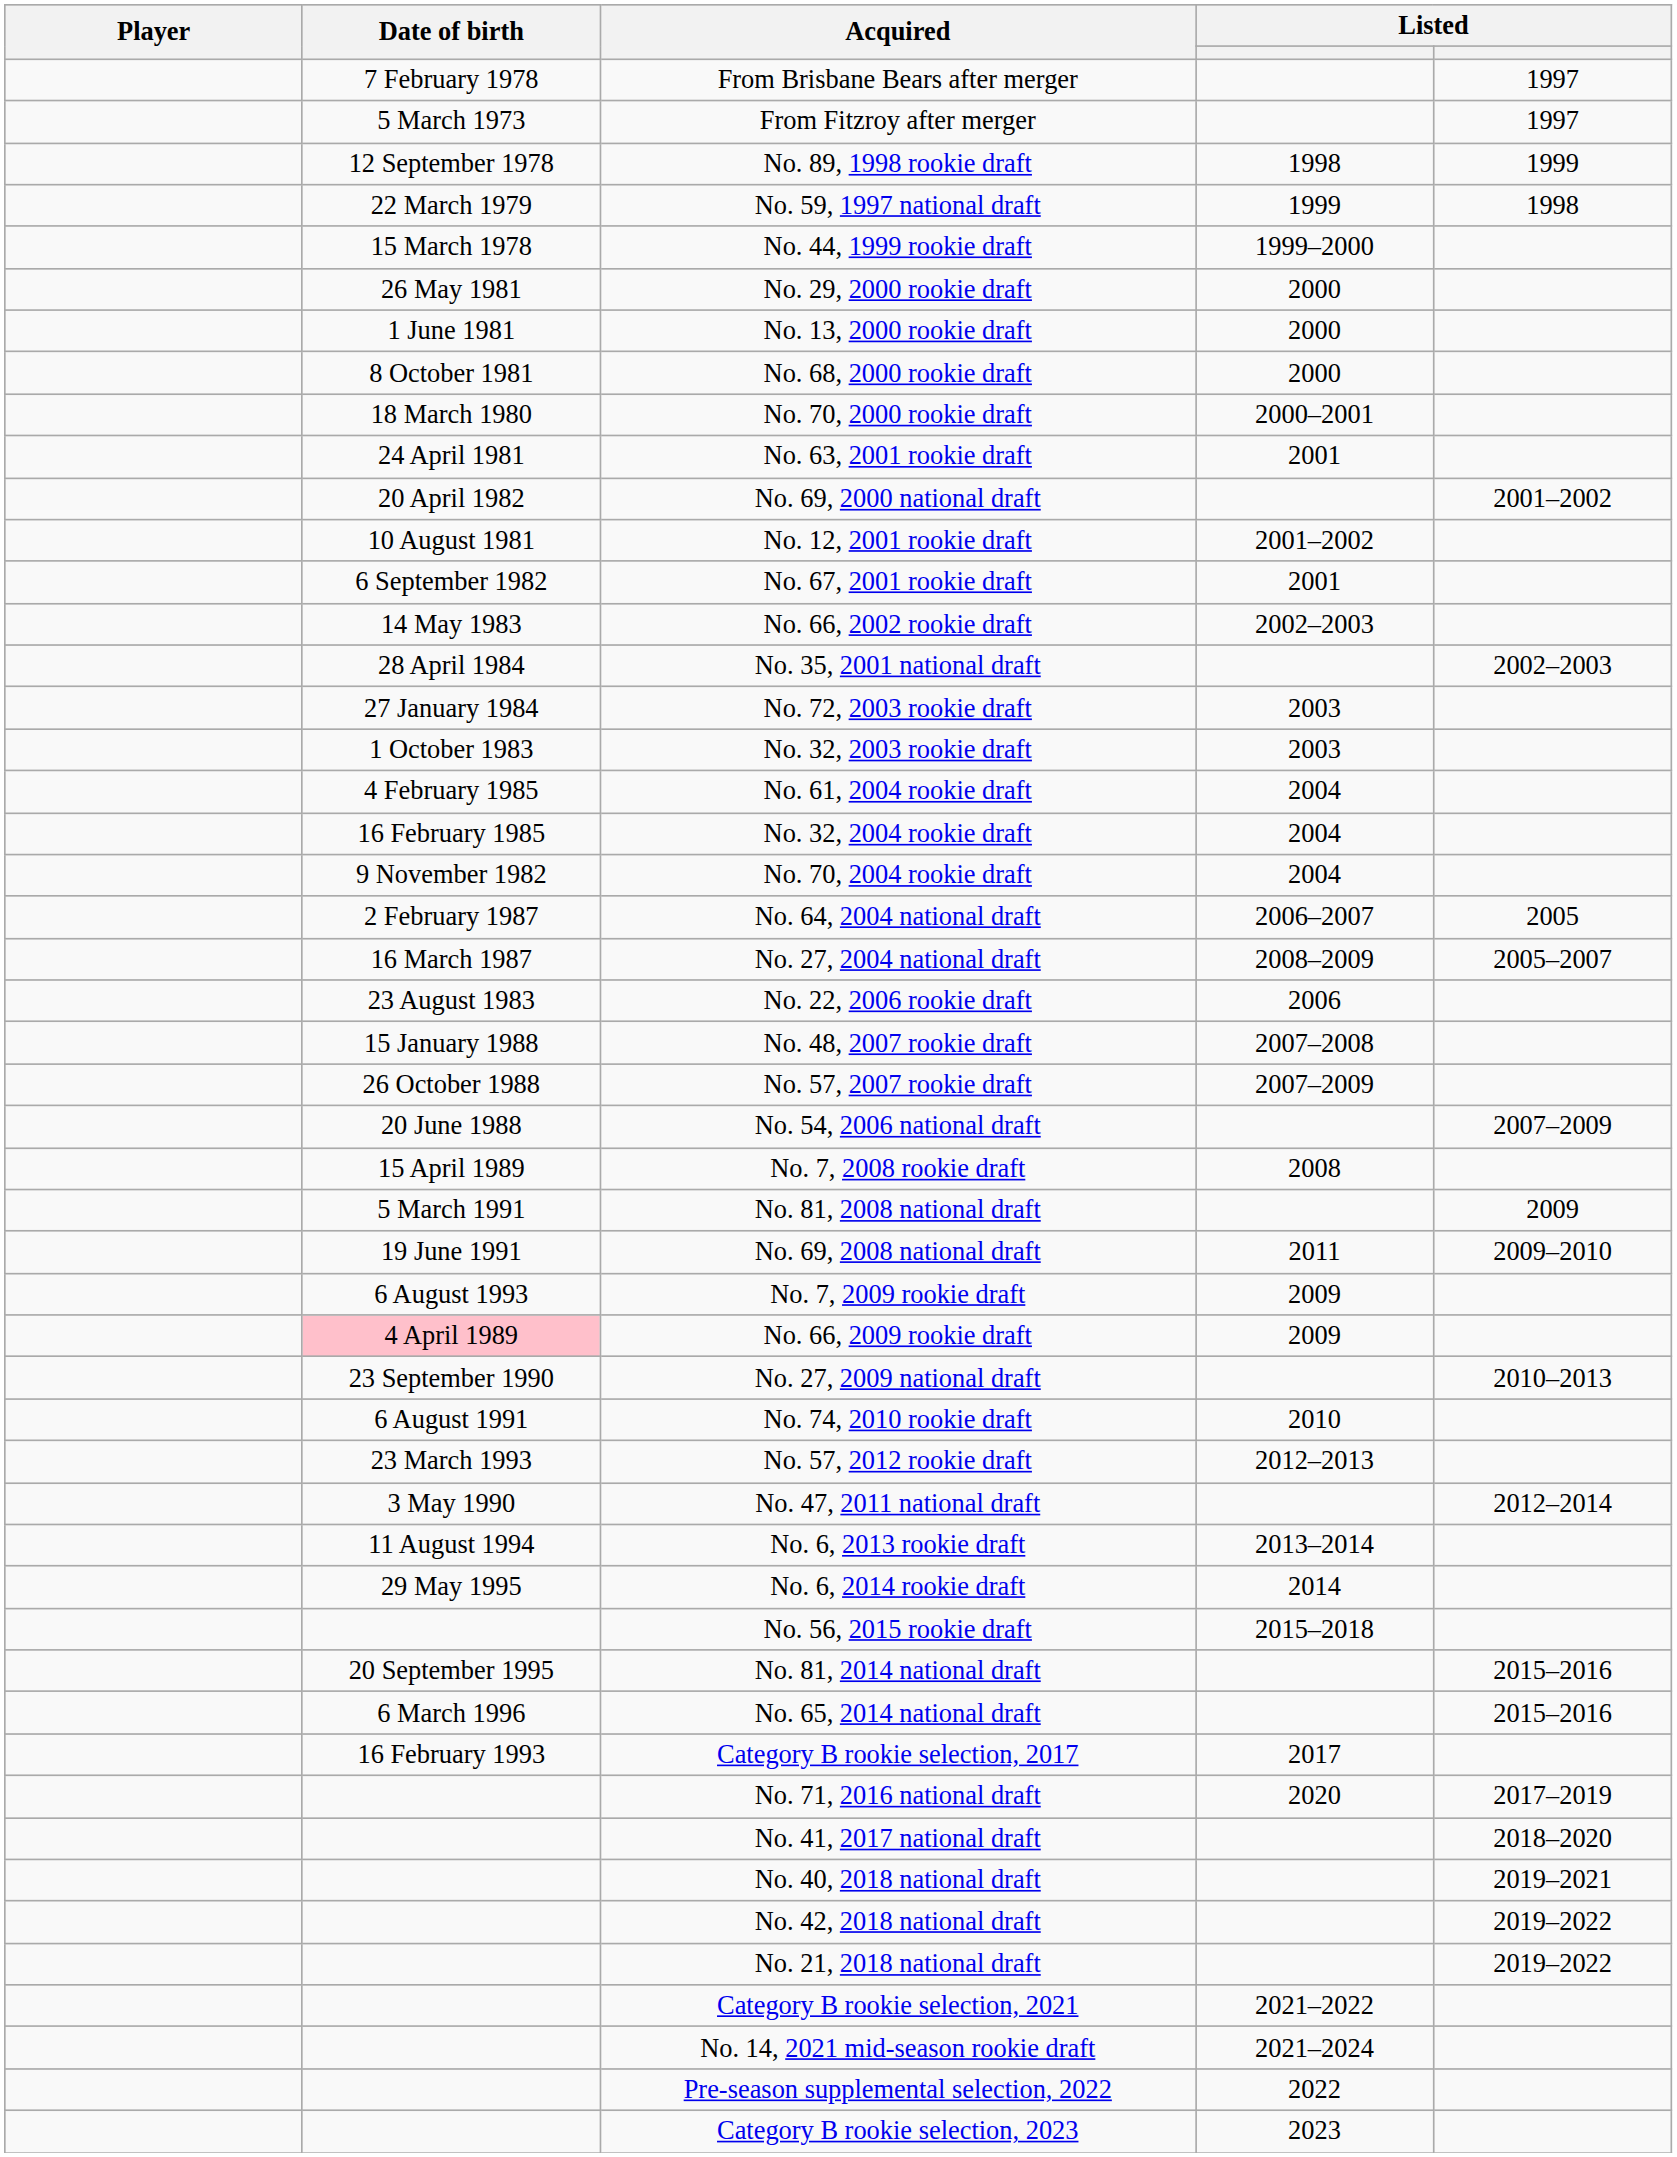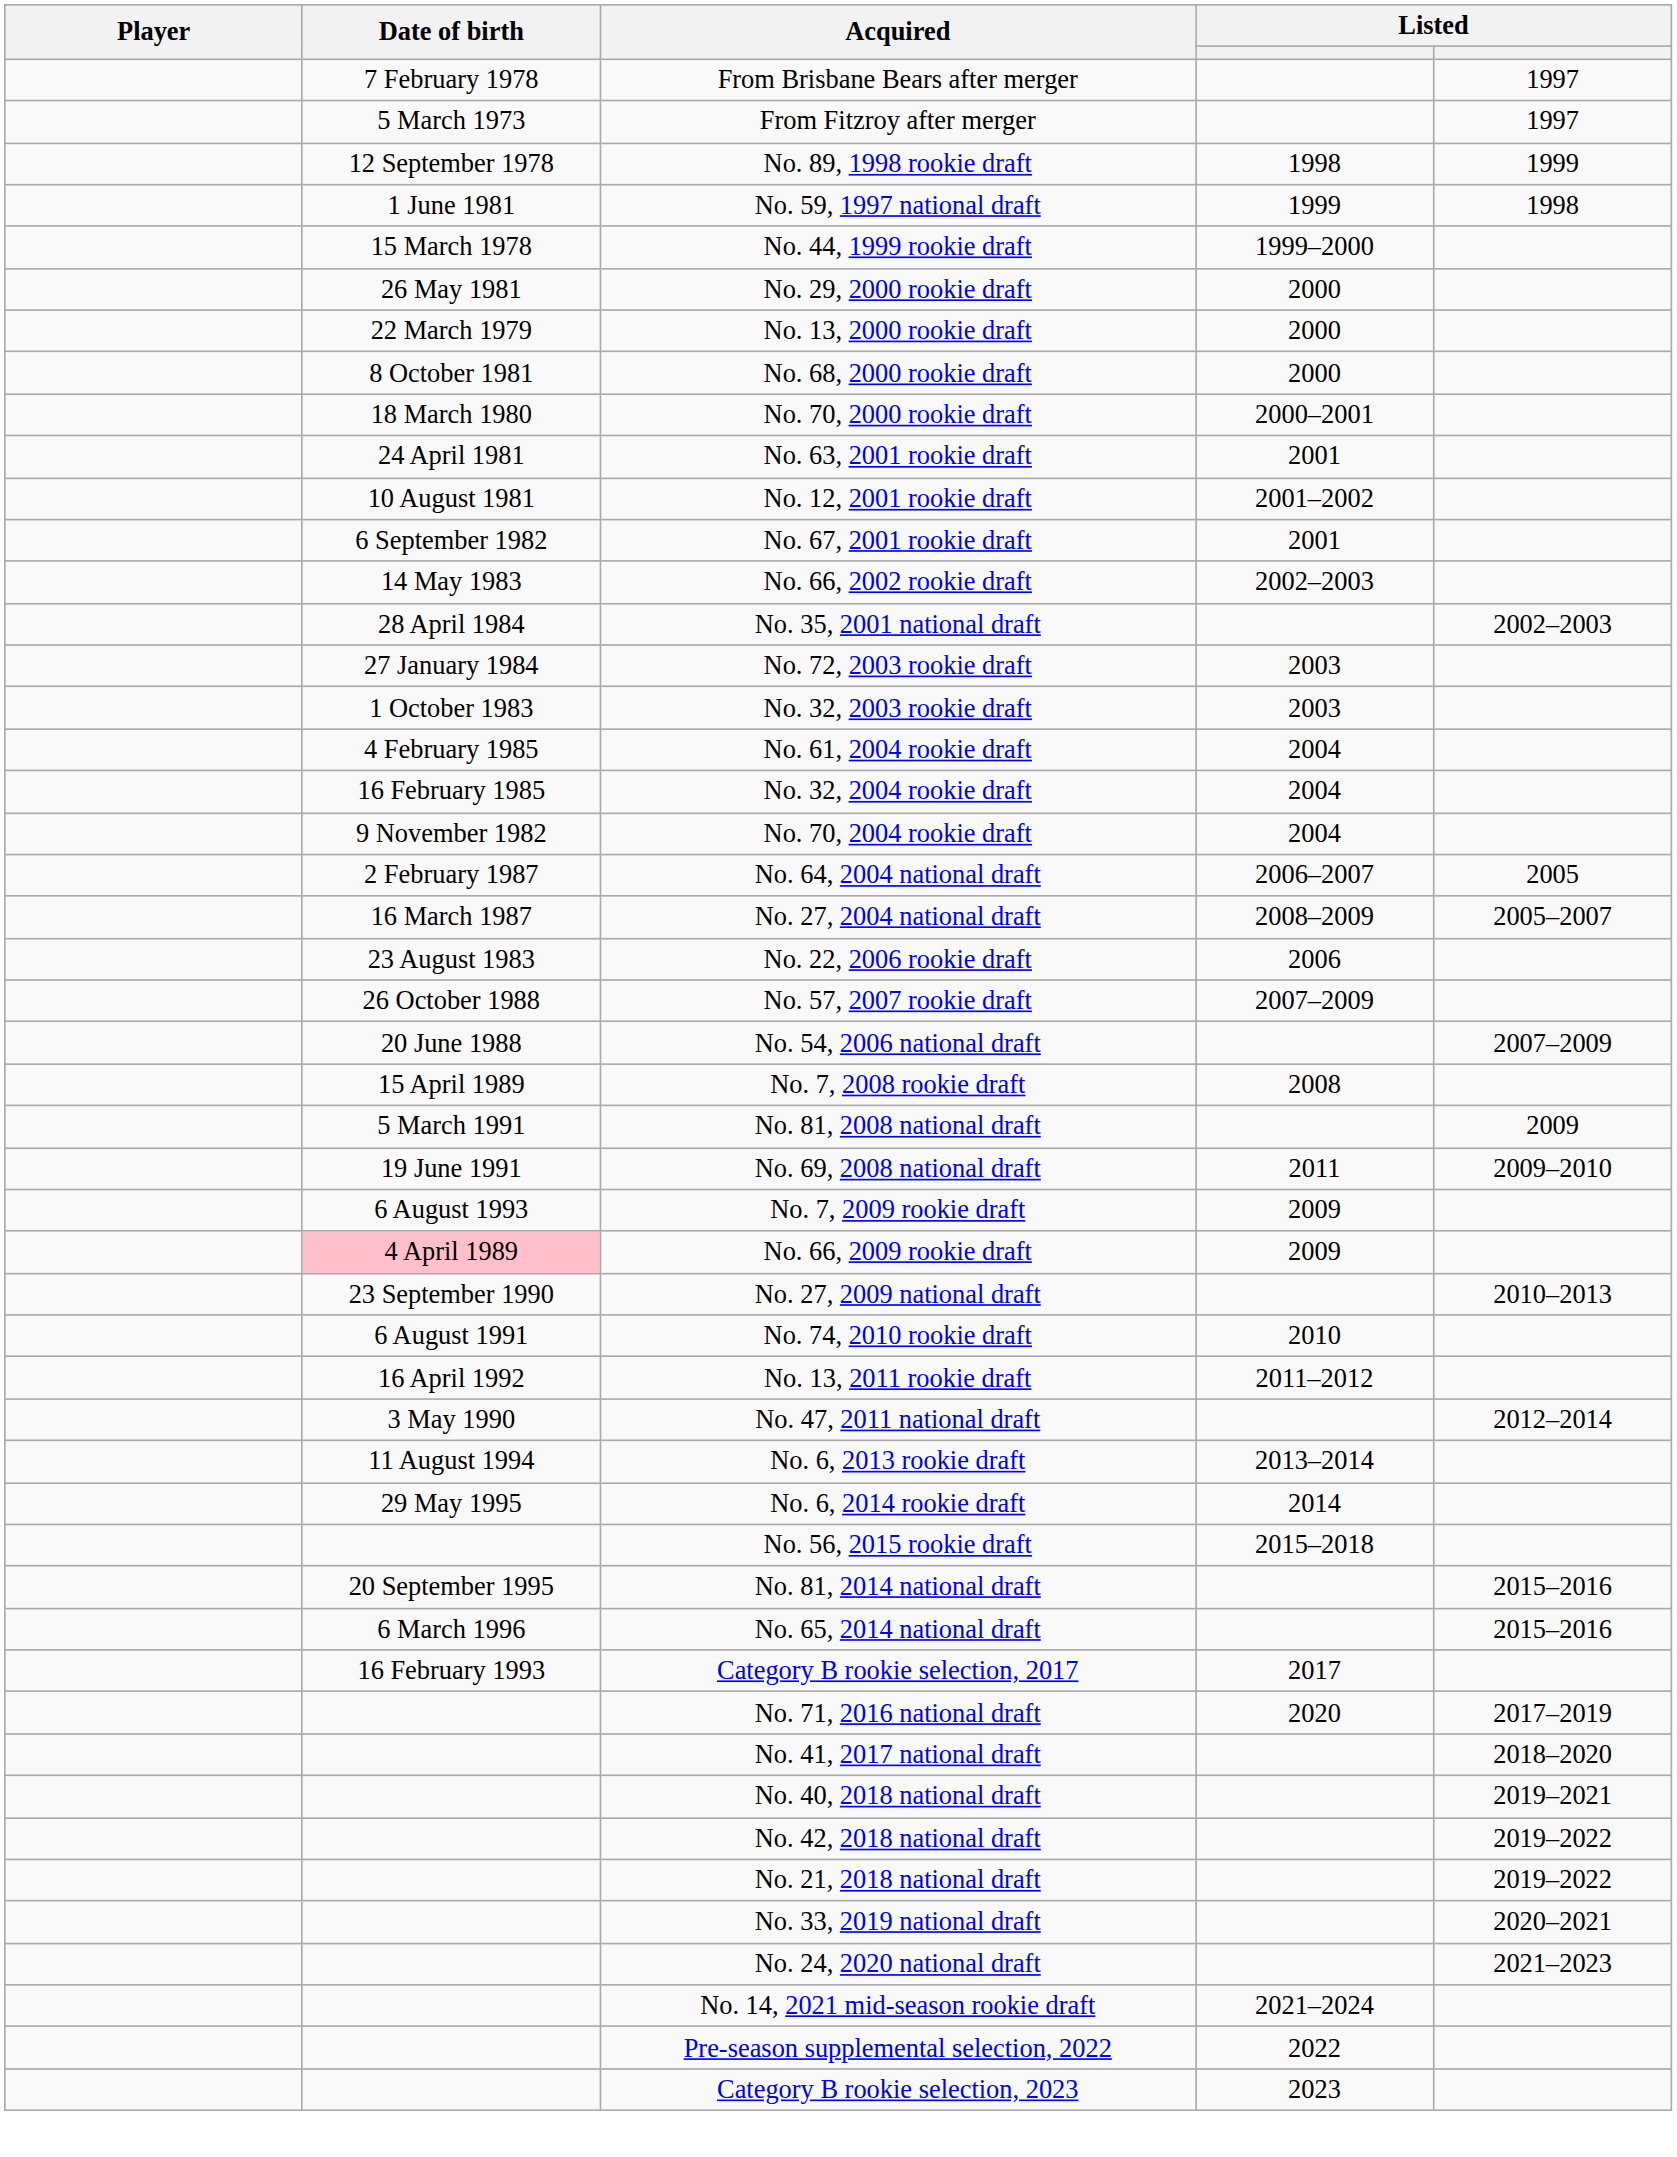(451, 205) 22 March 1979 -> (451, 205) 1 June 1981
(451, 330) 1 June 1981 -> (451, 330) 22 March 1979
- row: (898, 498)
- row: (898, 1042)
+ row: (898, 1377)
- row: (898, 1461)
+ row: (898, 1921)
+ row: (898, 1963)
- row: (898, 2005)
